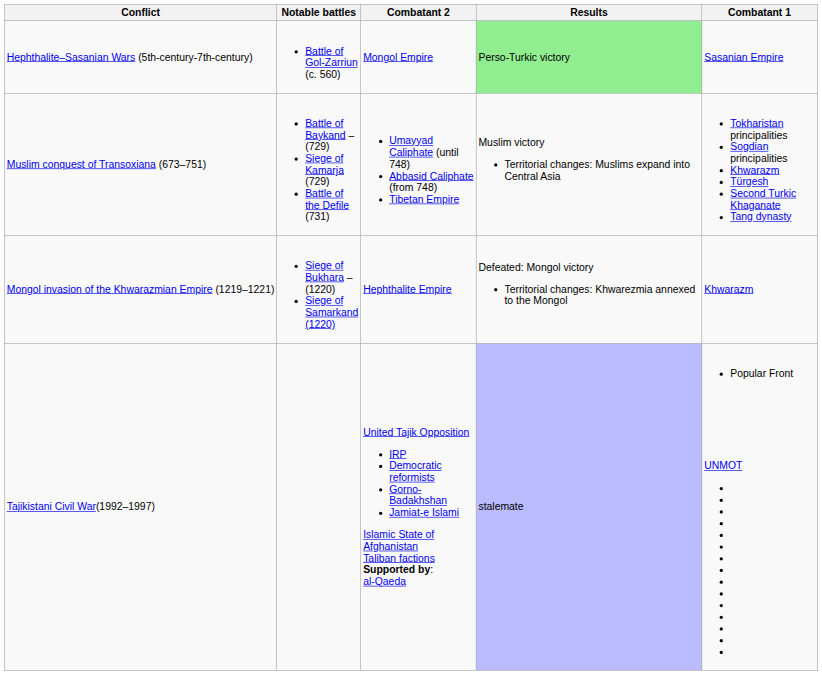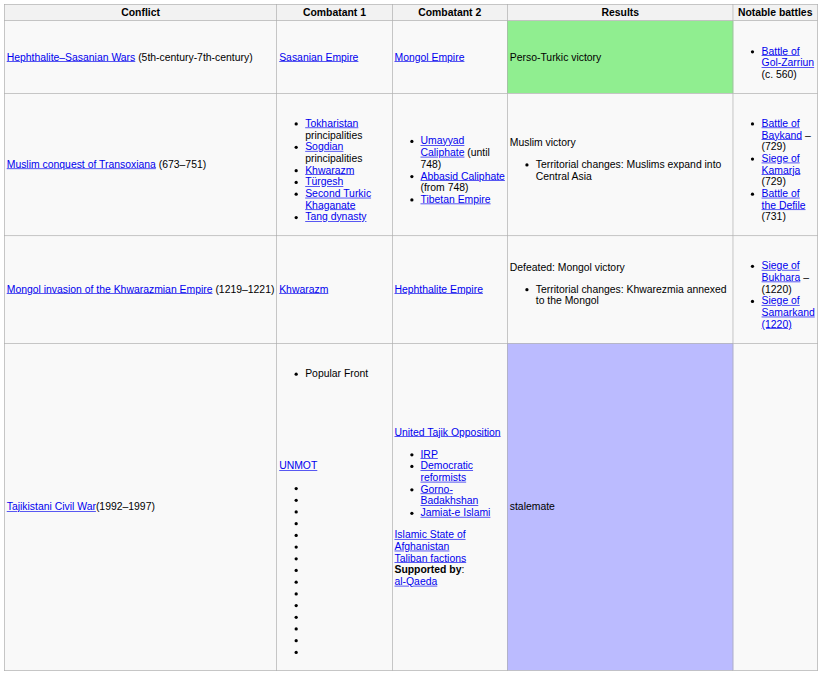columns swapped: (760, 12) <-> (319, 12)
